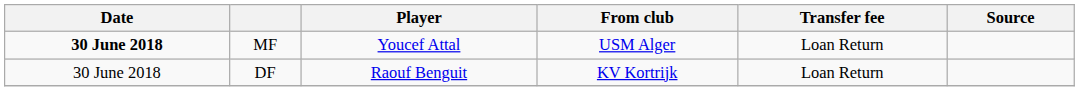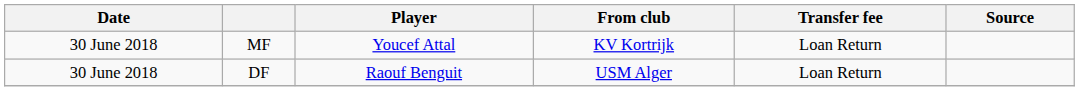(117, 44) bold -> (114, 44) normal
(637, 44) USM Alger -> (634, 44) KV Kortrijk
(637, 71) KV Kortrijk -> (634, 71) USM Alger
